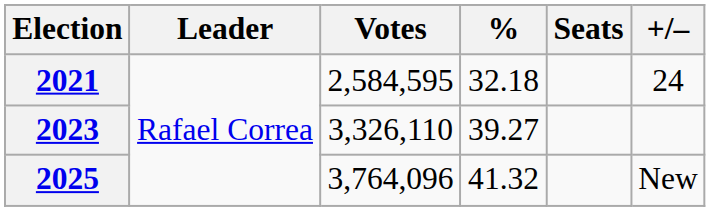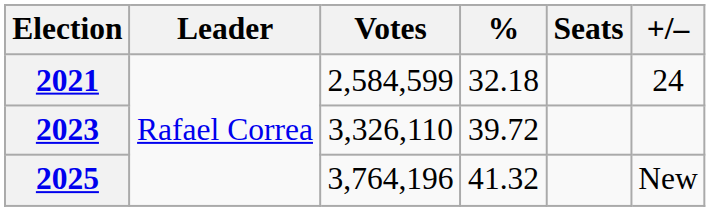(391, 79) 2,584,595 -> (391, 79) 2,584,599
(504, 129) 39.27 -> (504, 129) 39.72
(391, 179) 3,764,096 -> (391, 179) 3,764,196
